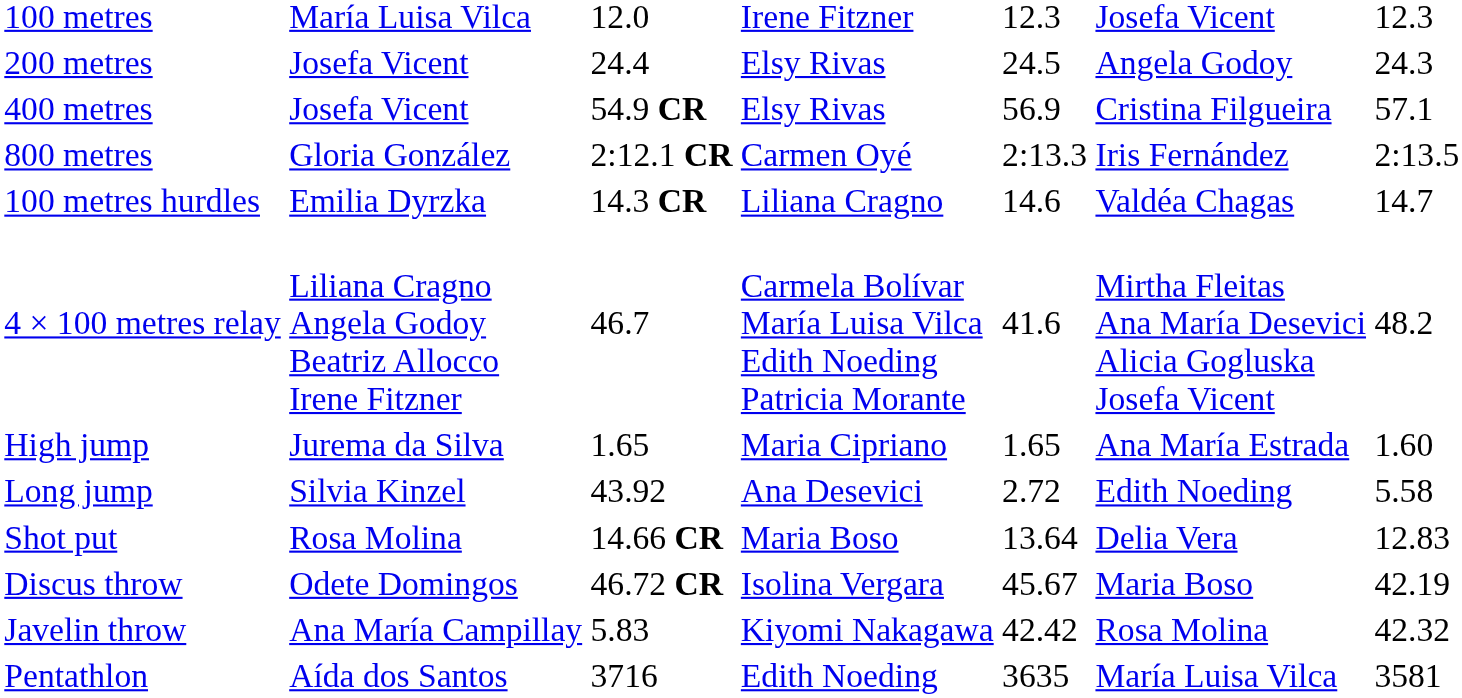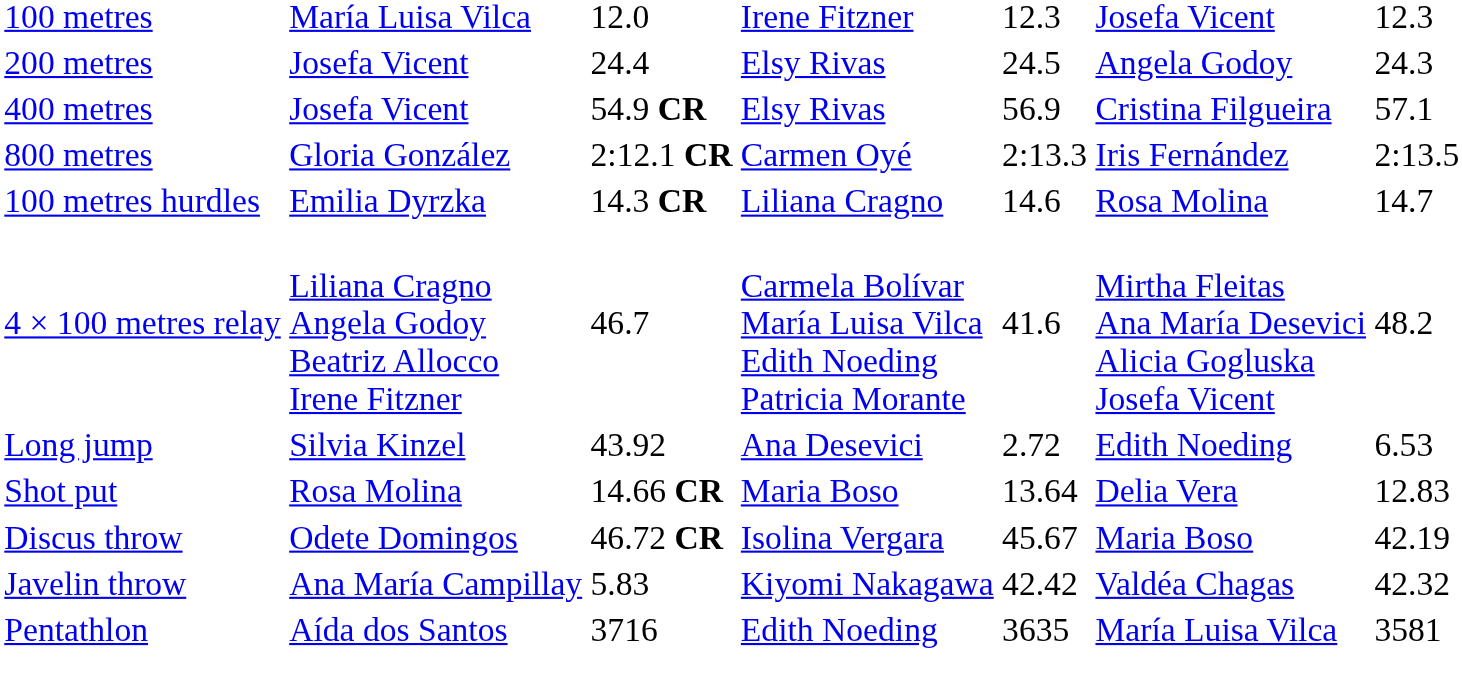(1195, 201) Valdéa Chagas -> (1182, 201) Rosa Molina
- row: (77, 445)
(1404, 491) 5.58 -> (1404, 445) 6.53
(1182, 629) Rosa Molina -> (1195, 583) Valdéa Chagas
